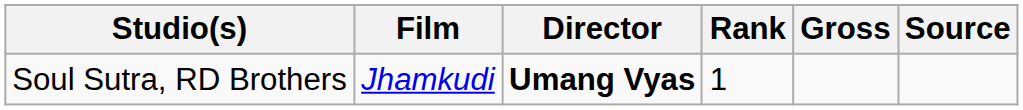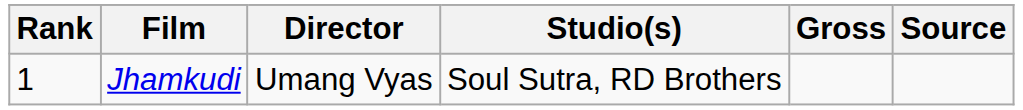columns swapped: (748, 29) <-> (179, 29)
(602, 78) bold -> (344, 78) normal
